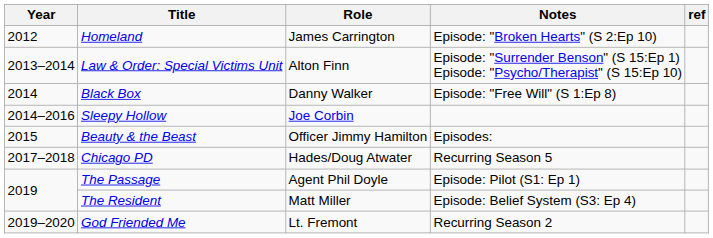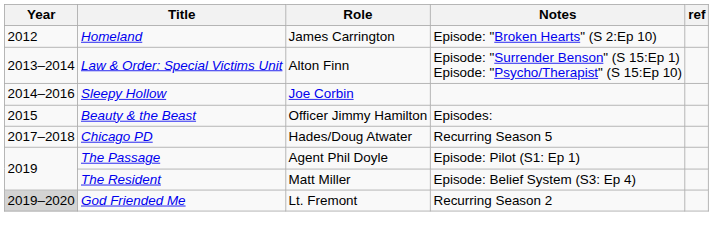- row: (111, 94)
(41, 222) no background -> (41, 200) lightgrey background
